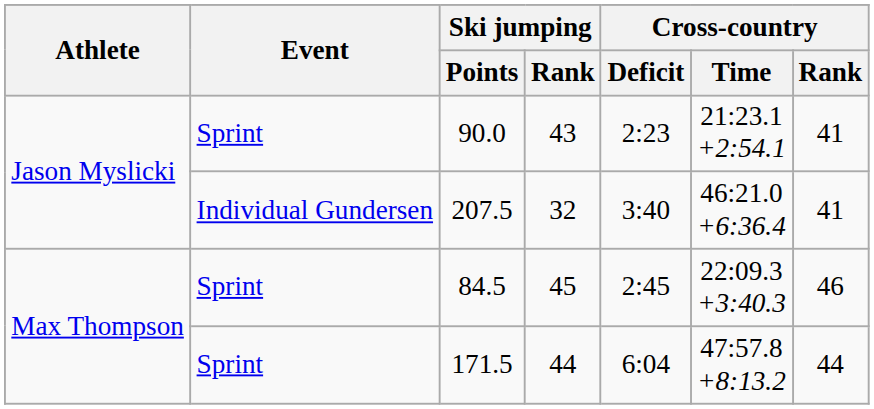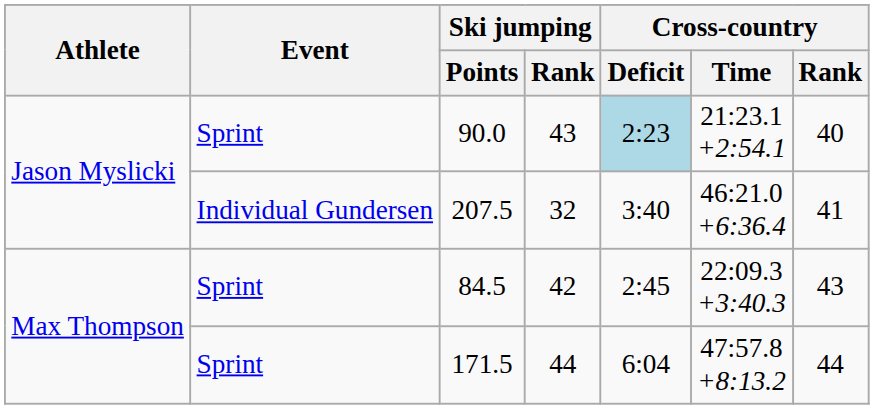(646, 133) no background -> (646, 133) lightblue background
(830, 133) 41 -> (830, 133) 40
(563, 287) 45 -> (563, 287) 42
(830, 287) 46 -> (830, 287) 43
